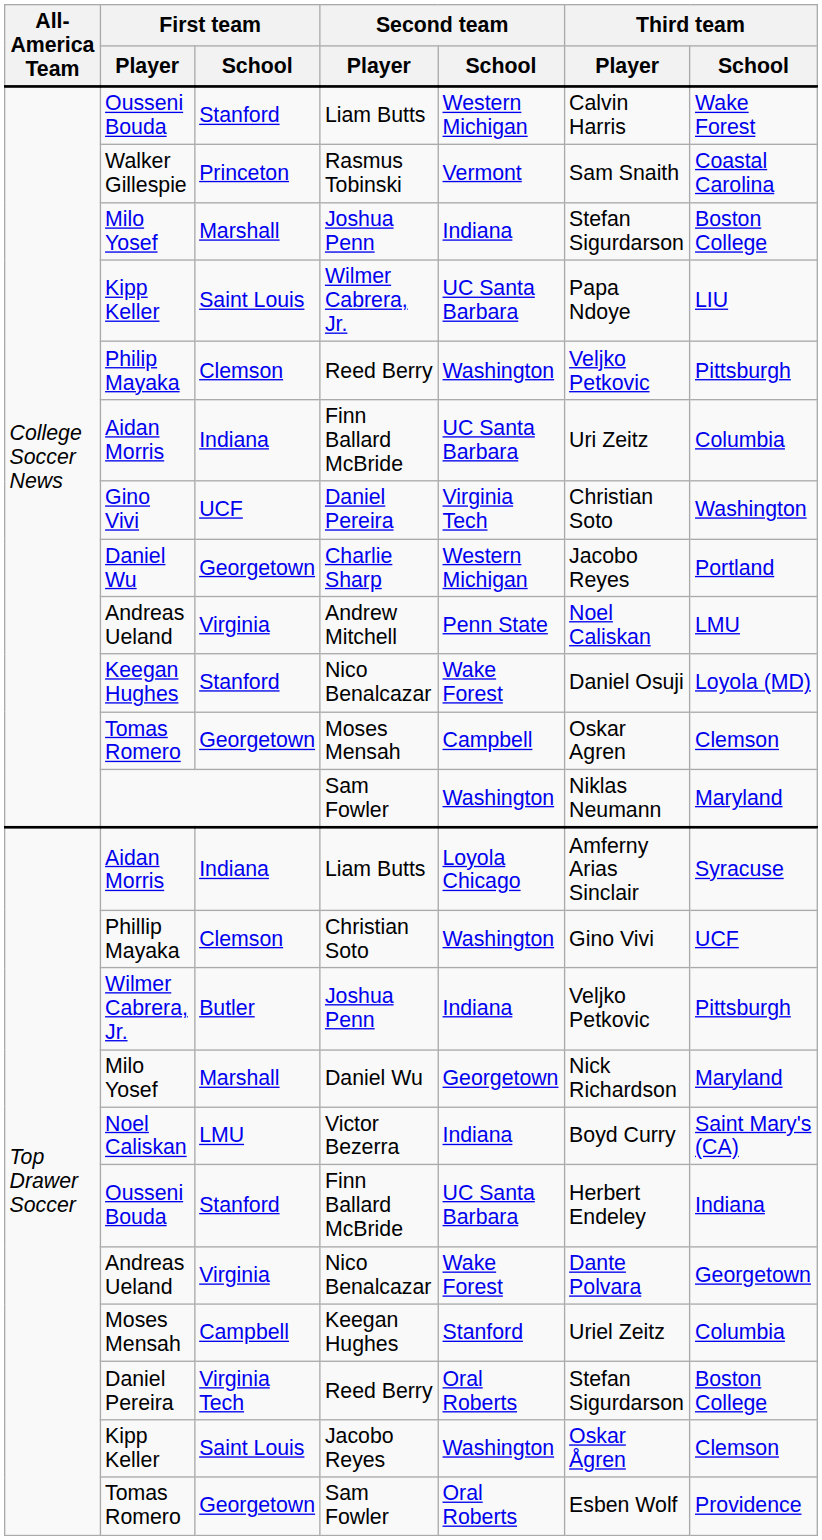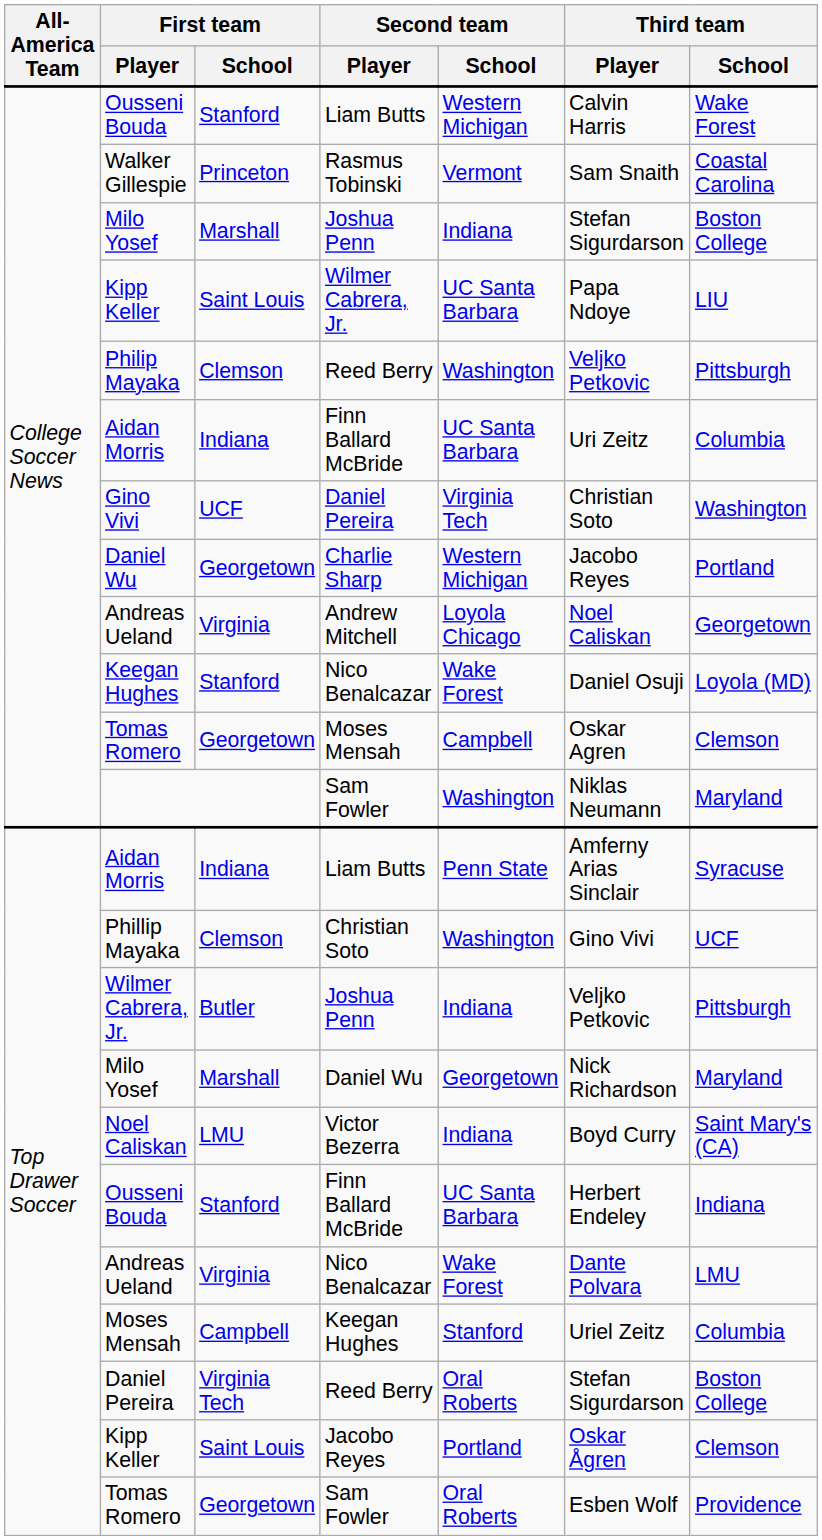(495, 625) Penn State -> (482, 625) Loyola Chicago
(717, 625) LMU -> (753, 625) Georgetown
(482, 869) Loyola Chicago -> (495, 869) Penn State
(753, 1275) Georgetown -> (717, 1275) LMU
(498, 1448) Washington -> (482, 1448) Portland
